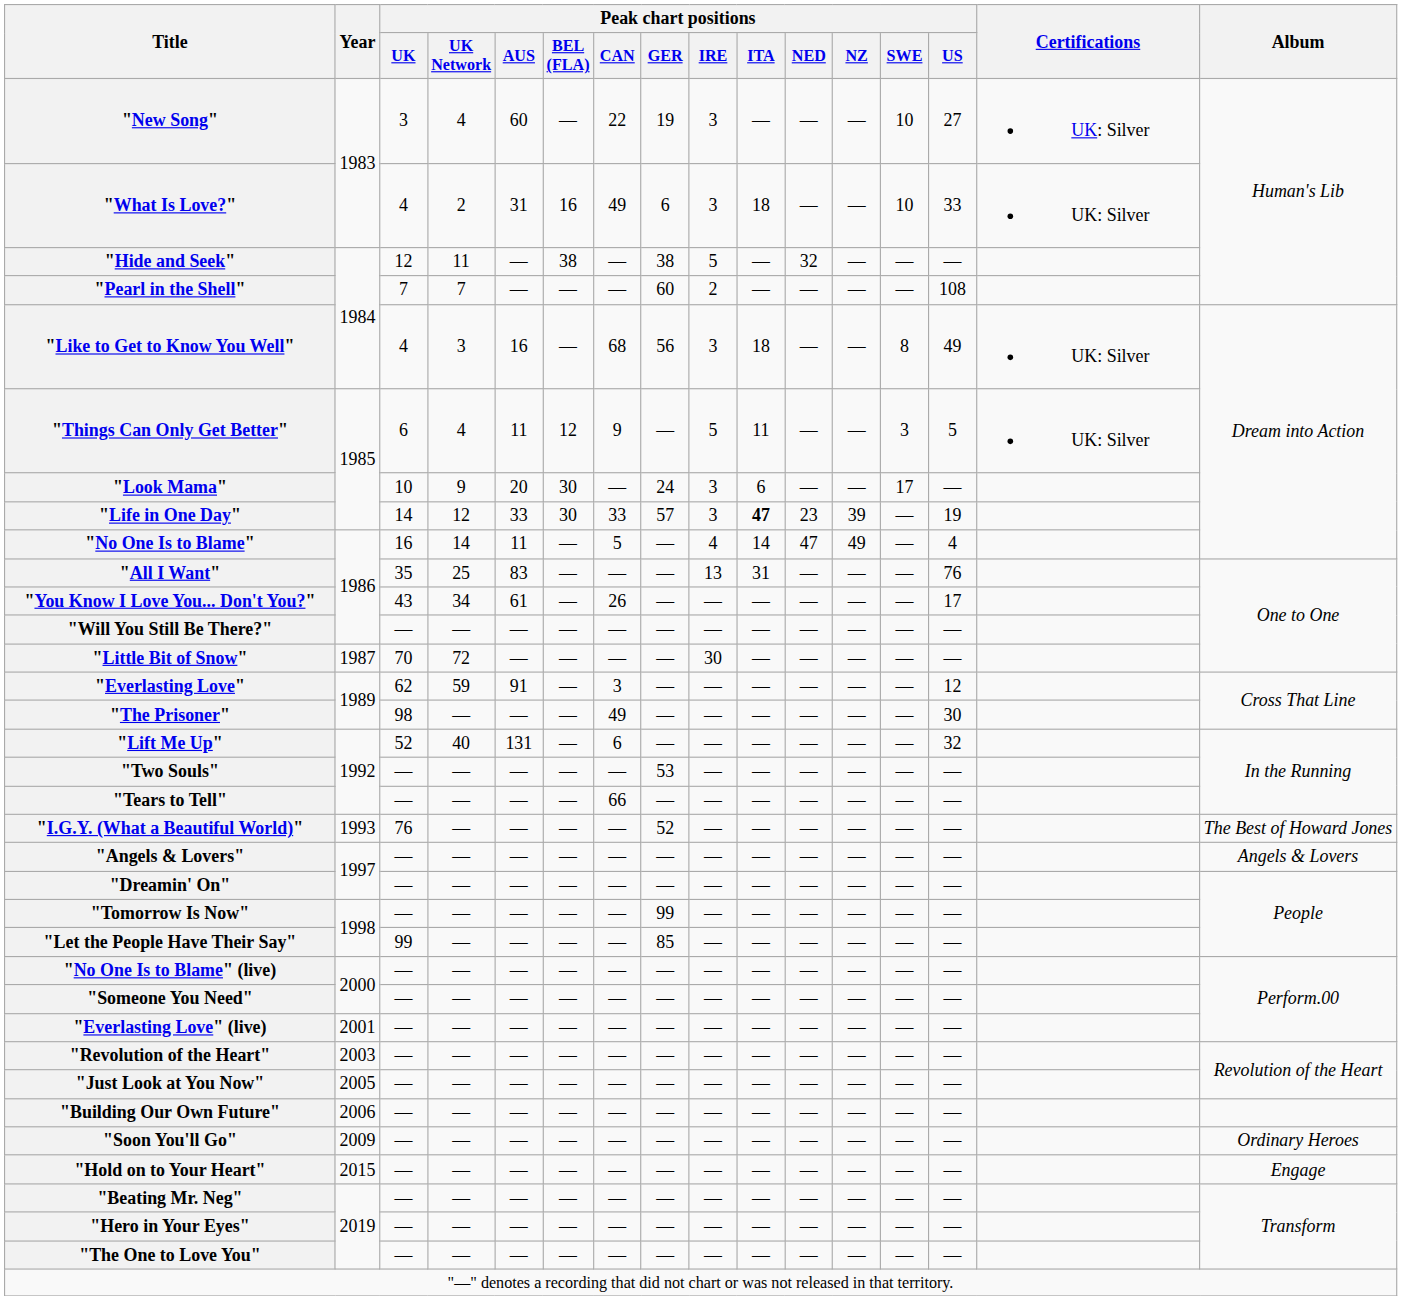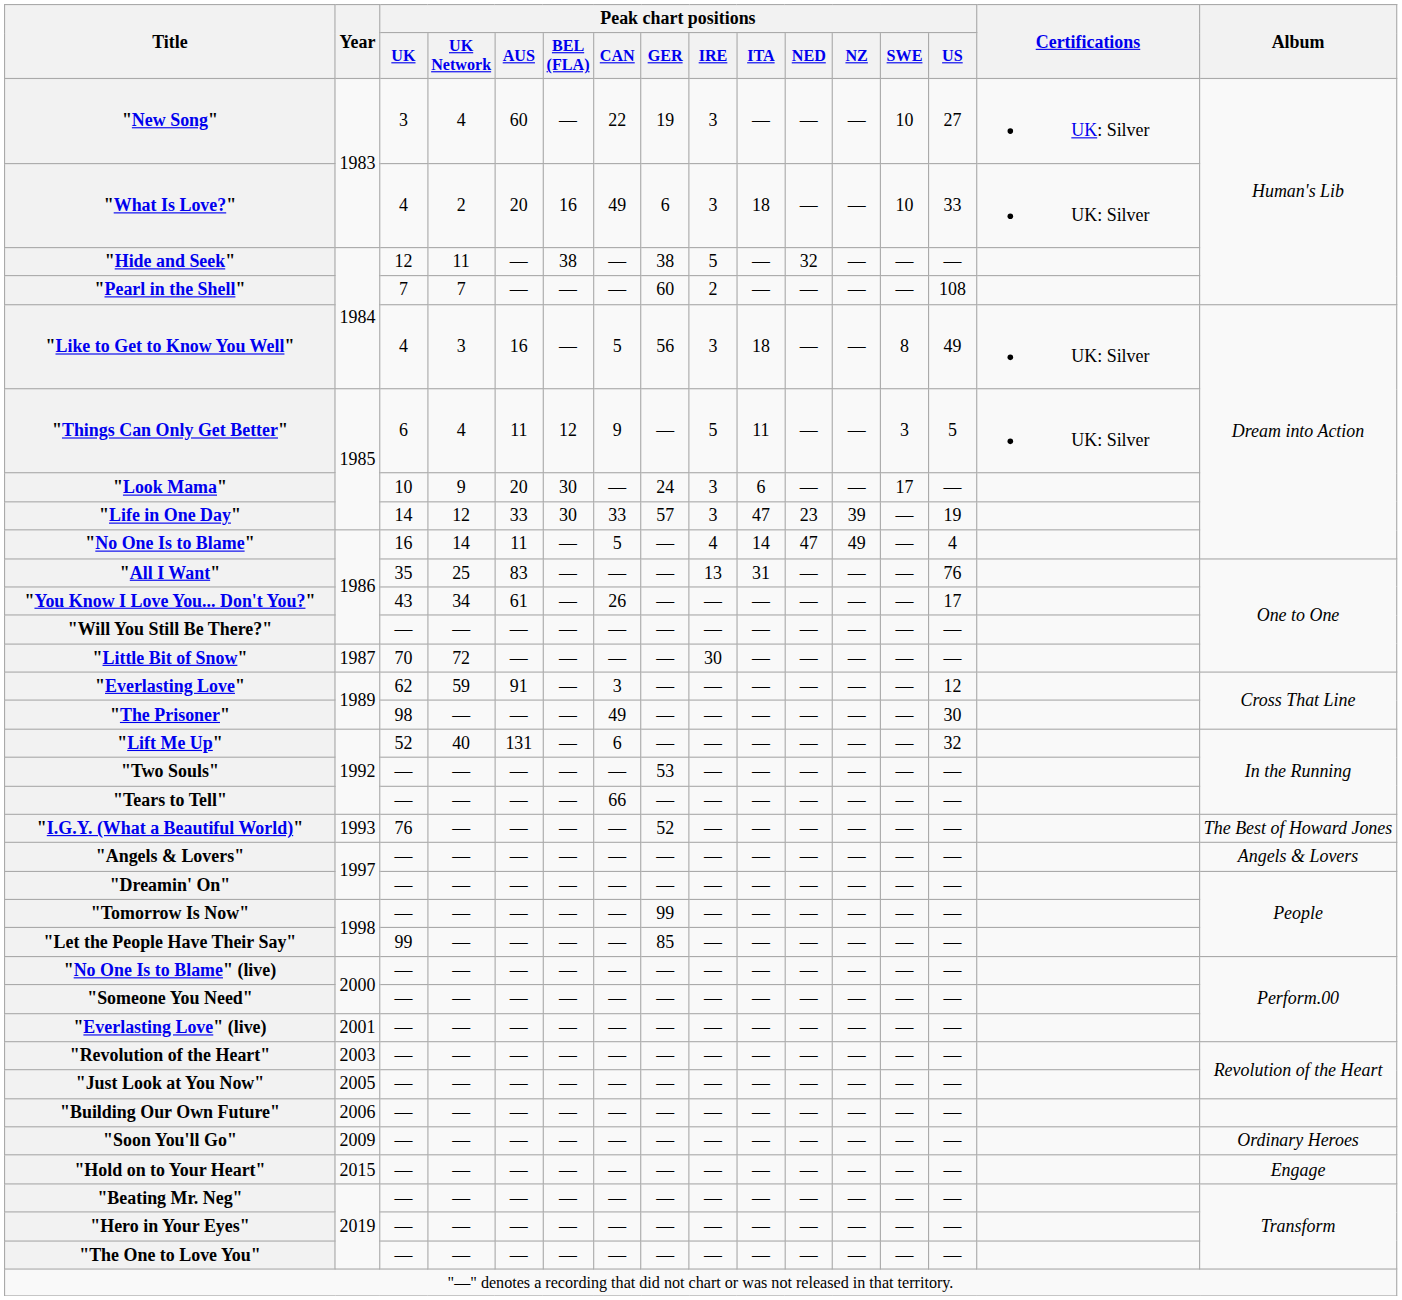(519, 205) 31 -> (519, 205) 20
(617, 346) 68 -> (617, 346) 5
(761, 515) bold -> (761, 515) normal
